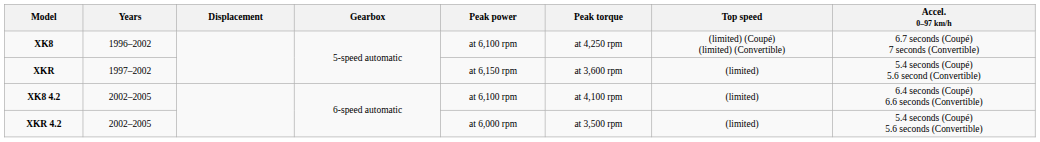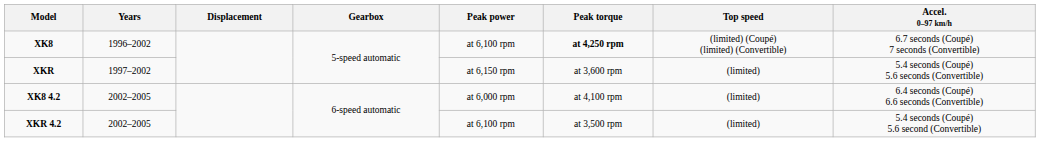(598, 43) normal -> (598, 43) bold
(934, 70) 5.4 seconds (Coupé) 5.6 second (Convertible) -> (934, 70) 5.4 seconds (Coupé) 5.6 seconds (Convertible)
(493, 96) at 6,100 rpm -> (491, 96) at 6,000 rpm
(493, 123) at 6,000 rpm -> (491, 123) at 6,100 rpm
(934, 123) 5.4 seconds (Coupé) 5.6 seconds (Convertible) -> (934, 123) 5.4 seconds (Coupé) 5.6 second (Convertible)
